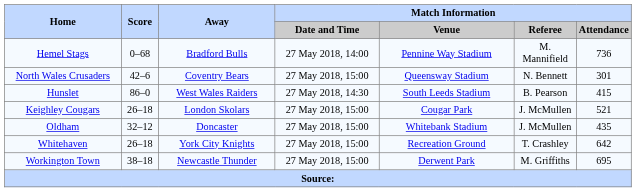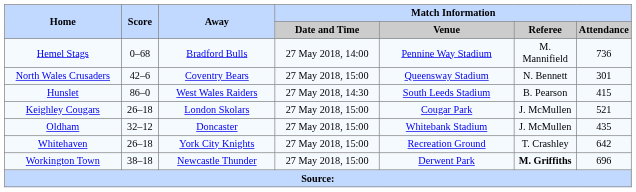(545, 161) normal -> (545, 161) bold
(604, 161) 695 -> (604, 161) 696
